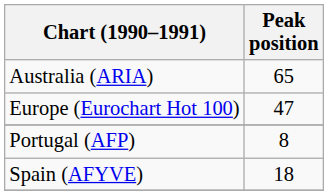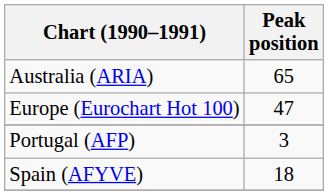(284, 141) 8 -> (284, 141) 3
